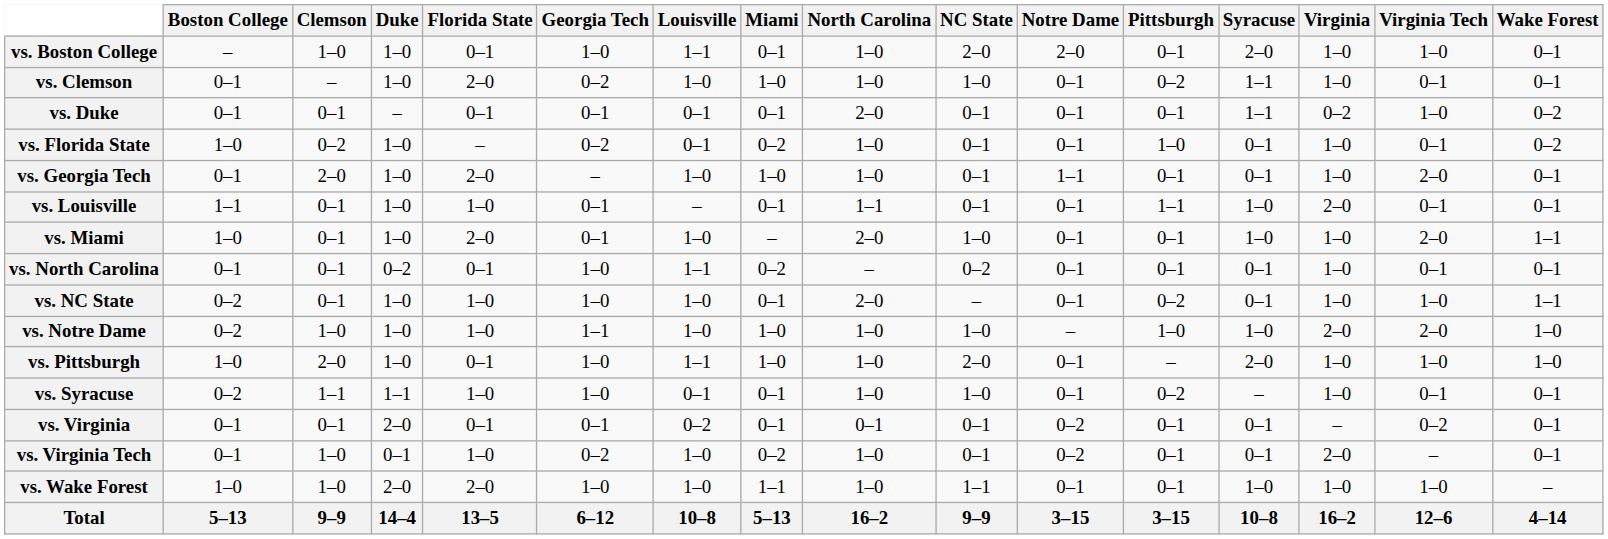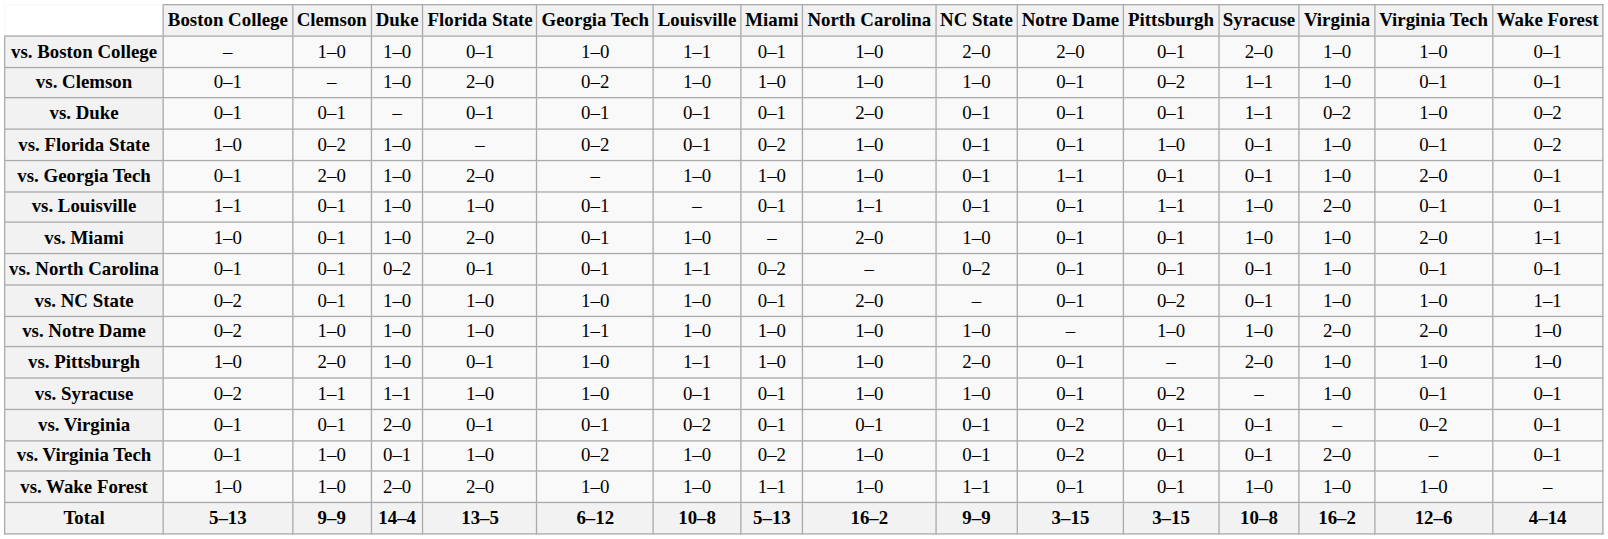(595, 269) 1–0 -> (595, 269) 0–1
